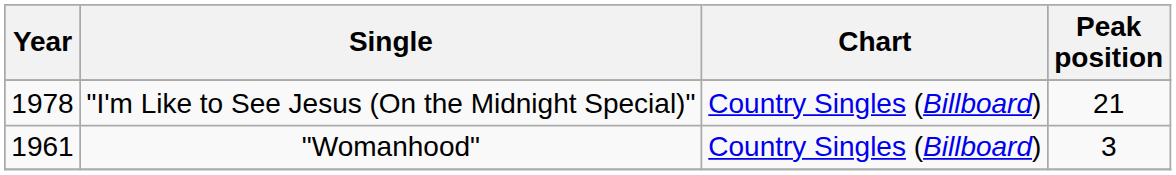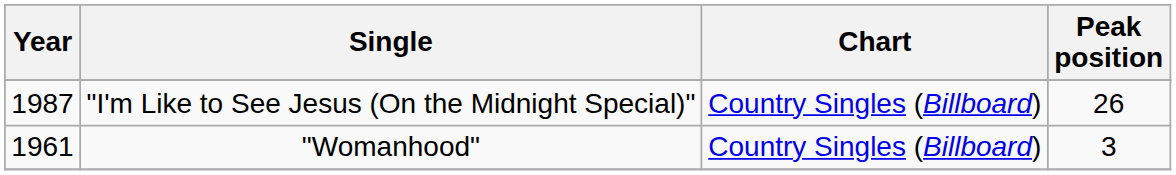(42, 102) 1978 -> (42, 102) 1987
(1109, 102) 21 -> (1109, 102) 26
